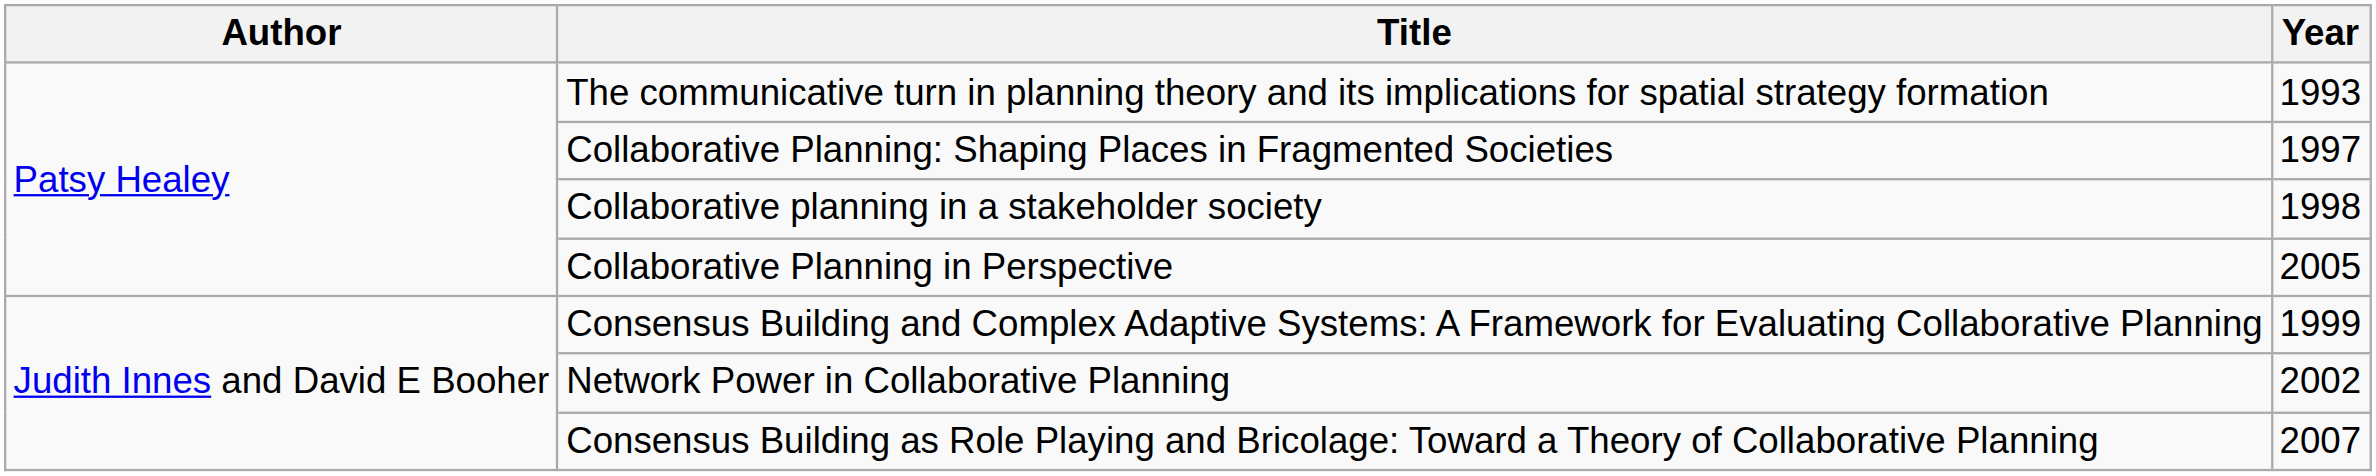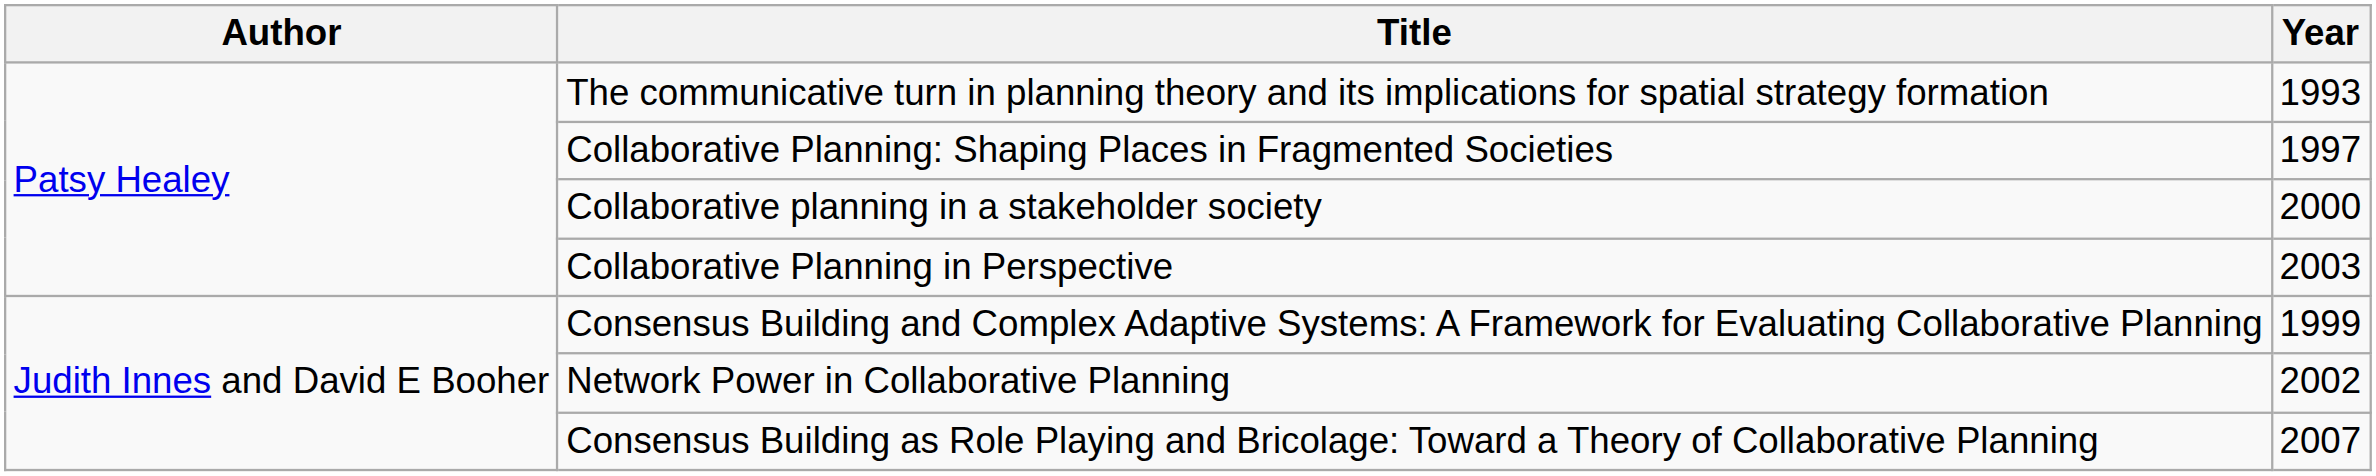(2320, 207) 1998 -> (2320, 207) 2000
(2320, 265) 2005 -> (2320, 265) 2003
